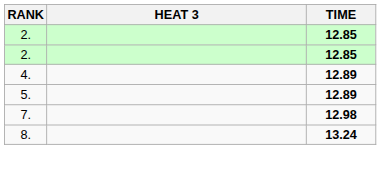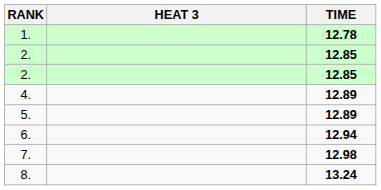+ row: (26, 35)
+ row: (26, 135)
